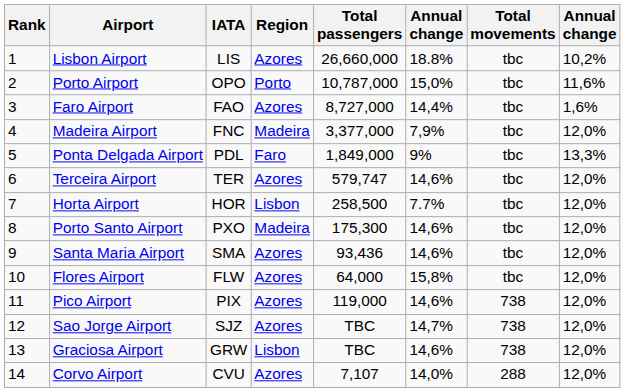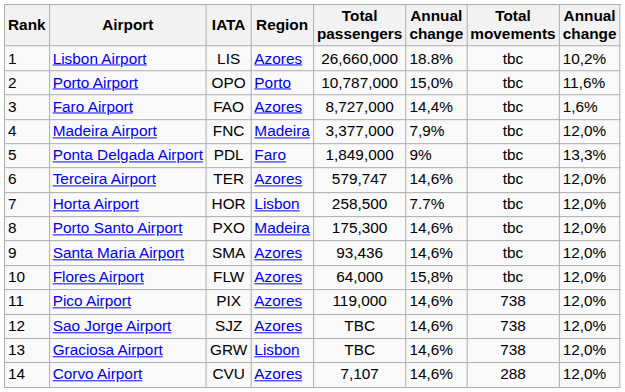(431, 326) 14,7% -> (431, 326) 14,6%
(431, 374) 14,0% -> (431, 374) 14,6%
